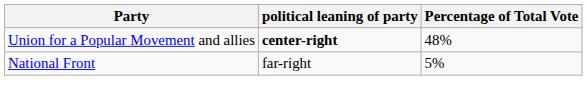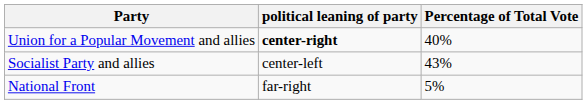(438, 39) 48% -> (438, 39) 40%
+ row: (81, 63)
